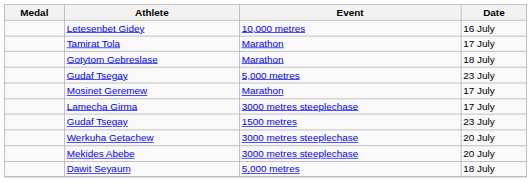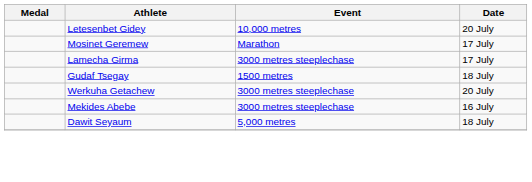(479, 28) 16 July -> (478, 28) 20 July
- row: (93, 44)
- row: (112, 60)
- row: (97, 75)
(479, 122) 23 July -> (478, 75) 18 July
(479, 154) 20 July -> (478, 107) 16 July
